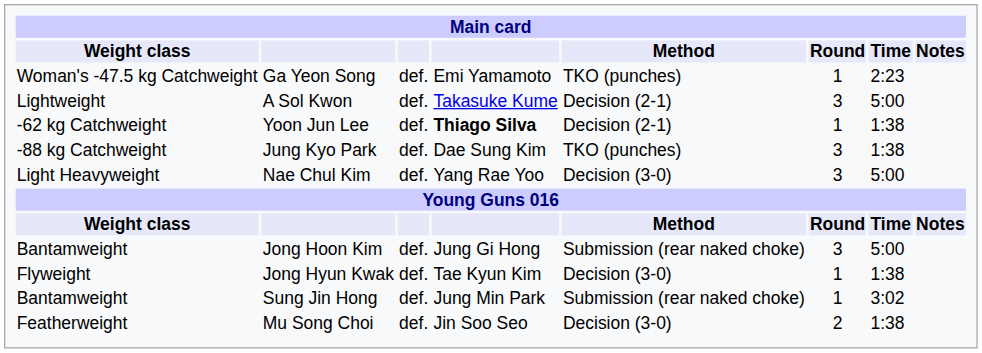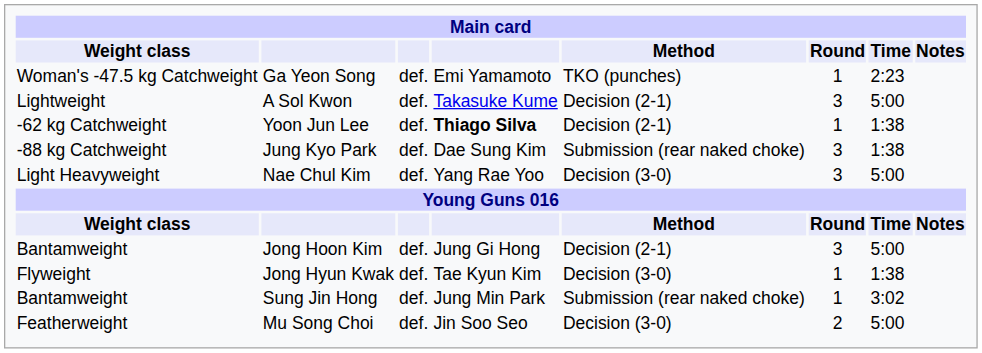(622, 150) TKO (punches) -> (684, 150) Submission (rear naked choke)
(684, 249) Submission (rear naked choke) -> (617, 249) Decision (2-1)
(887, 323) 1:38 -> (887, 323) 5:00
